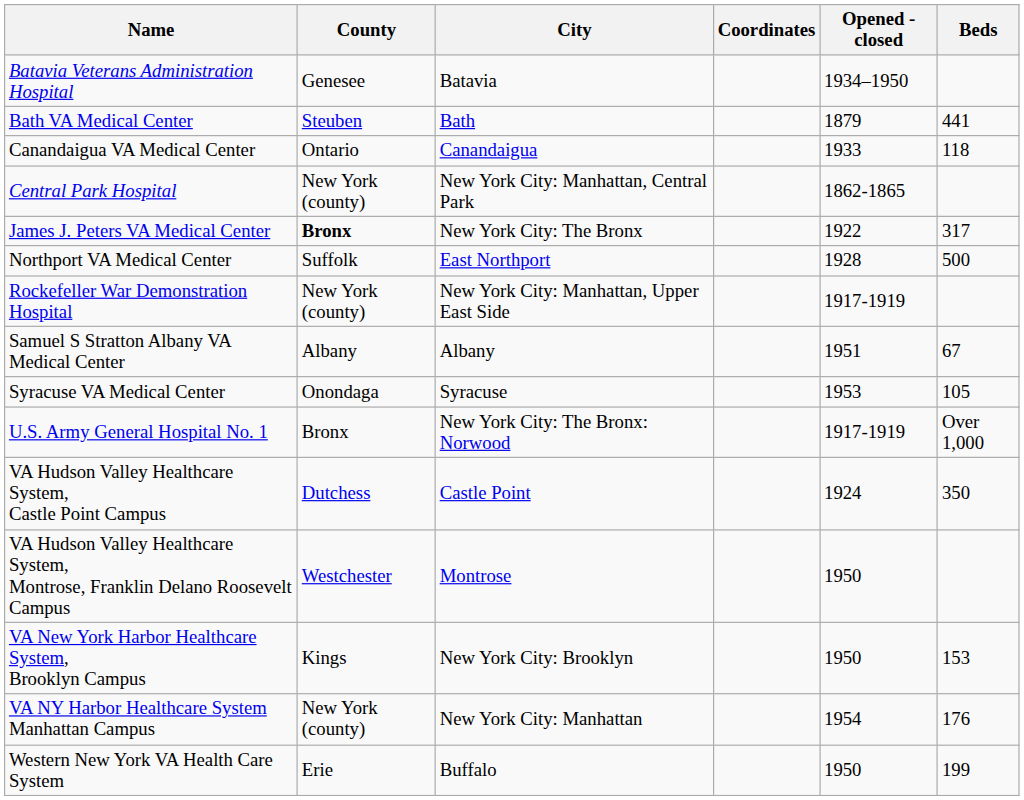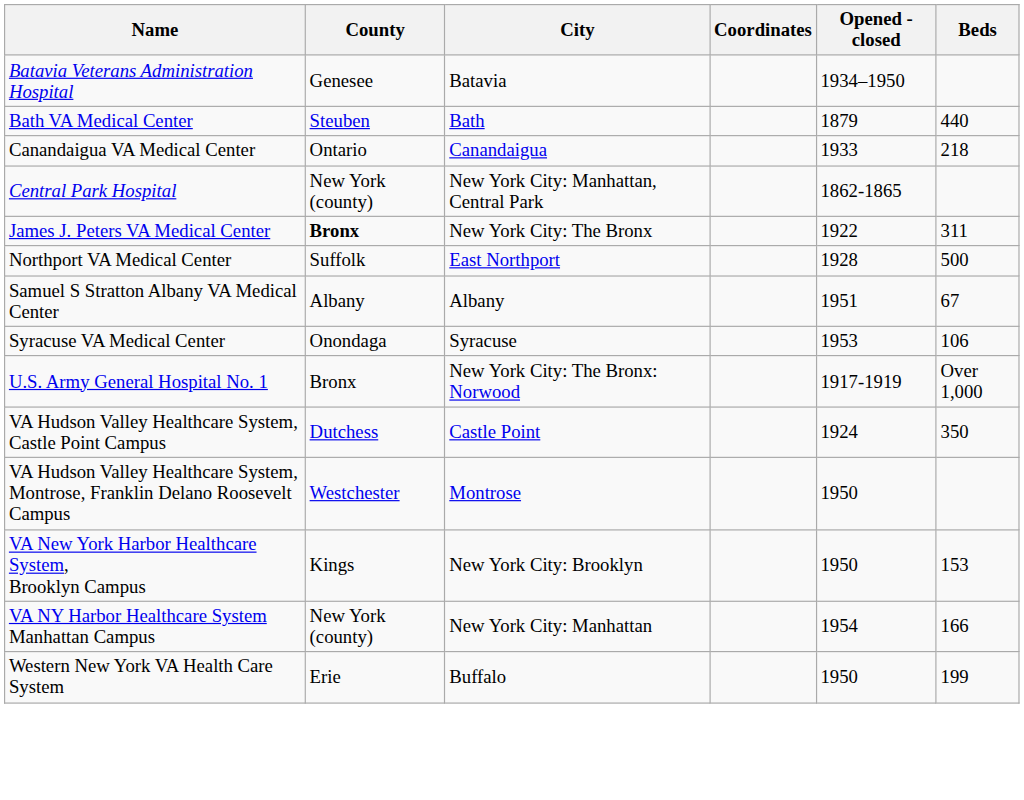(956, 120) 441 -> (955, 120) 440
(956, 150) 118 -> (955, 150) 218
(956, 230) 317 -> (954, 230) 311
- row: (128, 300)
(956, 391) 105 -> (955, 341) 106
(956, 719) 176 -> (955, 626) 166
